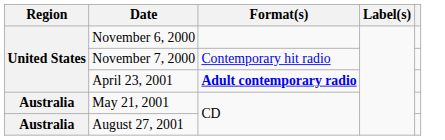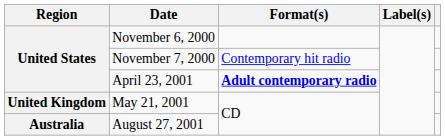(47, 102) Australia -> (57, 102) United Kingdom
